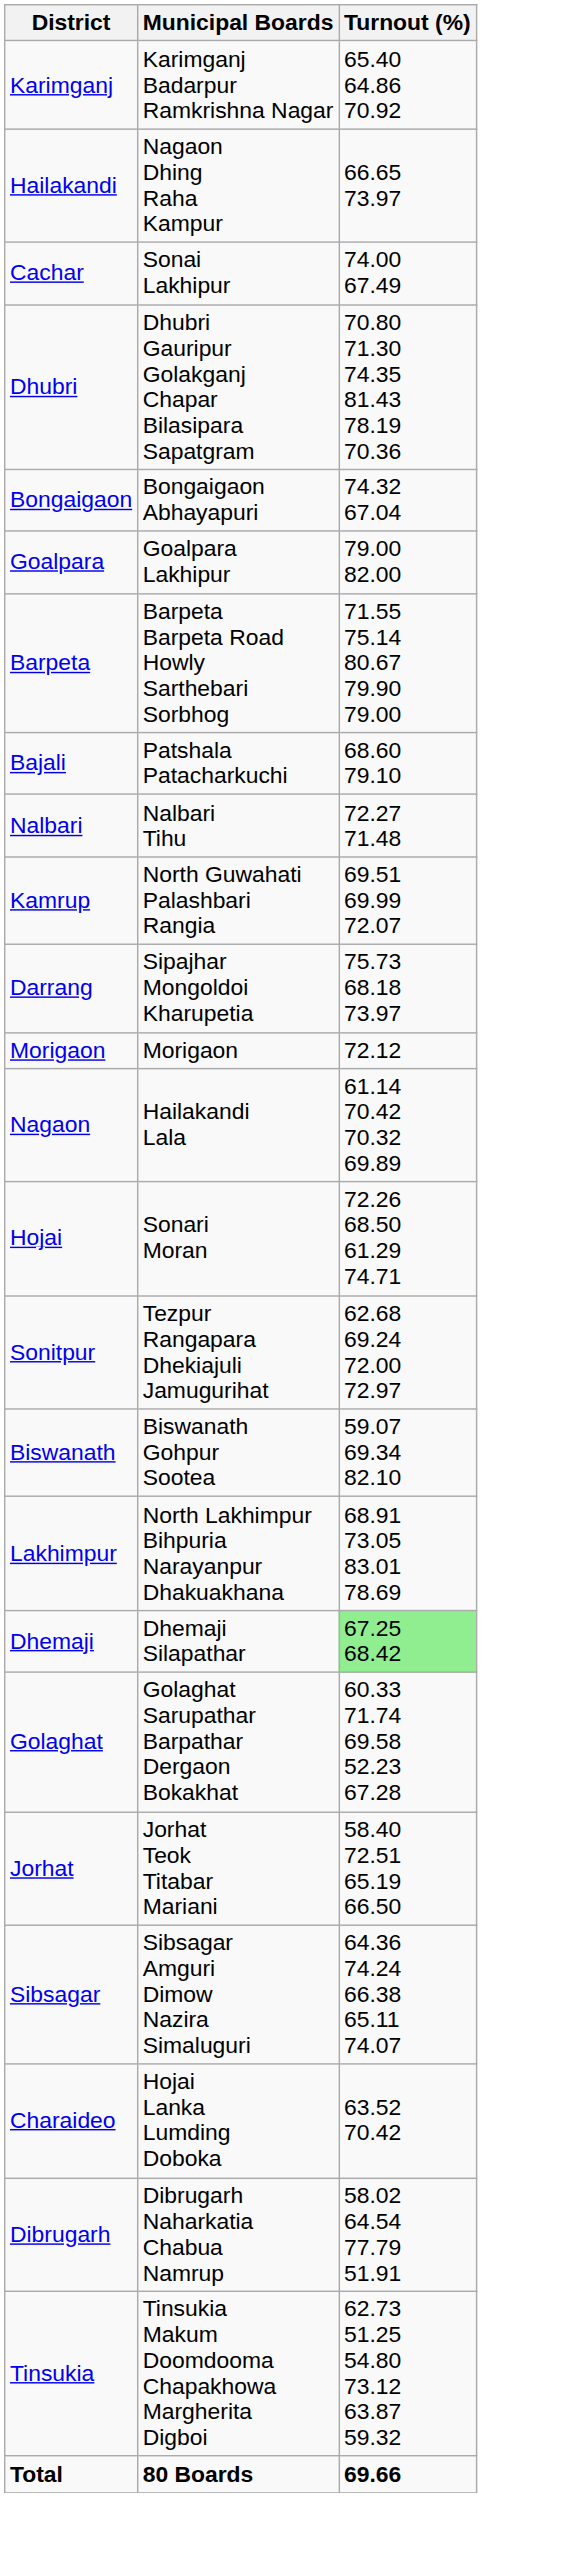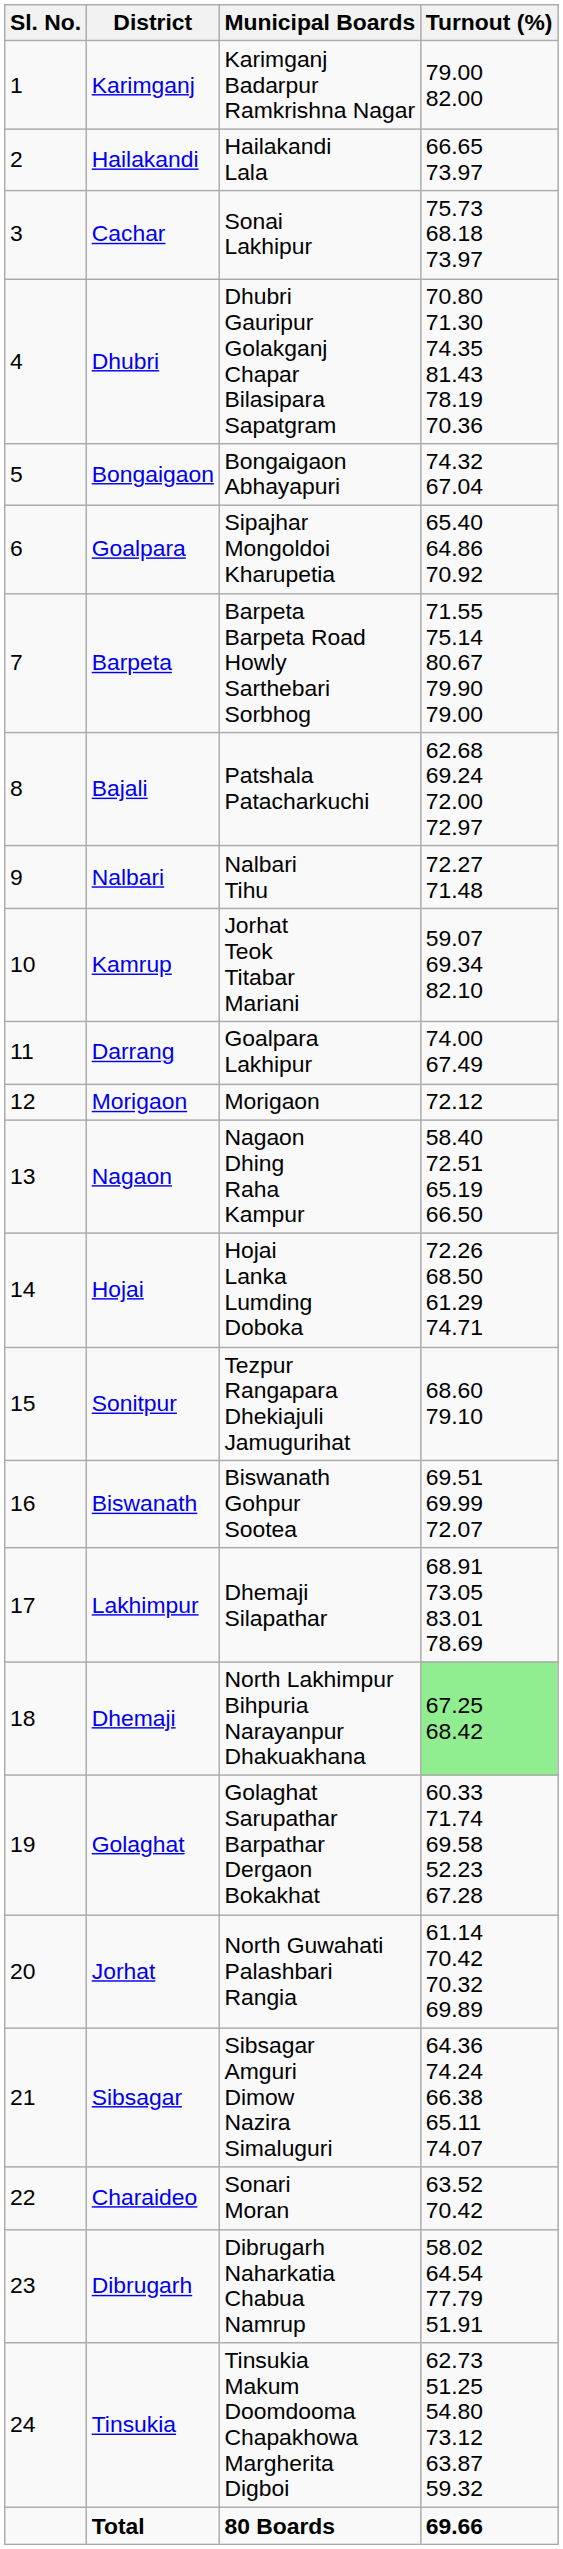+ column: (46, 22)
(373, 84) 65.40 64.86 70.92 -> (454, 84) 79.00 82.00
(183, 185) Nagaon Dhing Raha Kampur -> (278, 159) Hailakandi Lala
(373, 273) 74.00 67.49 -> (454, 234) 75.73 68.18 73.97
(190, 562) Goalpara Lakhipur -> (280, 549) Sipajhar Mongoldoi Kharupetia
(373, 562) 79.00 82.00 -> (454, 549) 65.40 64.86 70.92
(373, 763) 68.60 79.10 -> (454, 789) 62.68 69.24 72.00 72.97
(222, 900) North Guwahati Palashbari Rangia -> (262, 964) Jorhat Teok Titabar Mariani
(373, 900) 69.51 69.99 72.07 -> (454, 964) 59.07 69.34 82.10
(198, 988) Sipajhar Mongoldoi Kharupetia -> (271, 1052) Goalpara Lakhipur
(373, 988) 75.73 68.18 73.97 -> (454, 1052) 74.00 67.49
(196, 1124) Hailakandi Lala -> (264, 1176) Nagaon Dhing Raha Kampur
(373, 1124) 61.14 70.42 70.32 69.89 -> (454, 1176) 58.40 72.51 65.19 66.50
(176, 1238) Sonari Moran -> (268, 1289) Hojai Lanka Lumding Doboka
(373, 1352) 62.68 69.24 72.00 72.97 -> (454, 1403) 68.60 79.10
(373, 1452) 59.07 69.34 82.10 -> (454, 1504) 69.51 69.99 72.07
(227, 1553) North Lakhimpur Bihpuria Narayanpur Dhakuakhana -> (276, 1604) Dhemaji Silapathar
(194, 1641) Dhemaji Silapathar -> (309, 1718) North Lakhimpur Bihpuria Narayanpur Dhakuakhana
(180, 1868) Jorhat Teok Titabar Mariani -> (304, 1971) North Guwahati Palashbari Rangia
(373, 1868) 58.40 72.51 65.19 66.50 -> (454, 1971) 61.14 70.42 70.32 69.89
(187, 2120) Hojai Lanka Lumding Doboka -> (257, 2198) Sonari Moran
